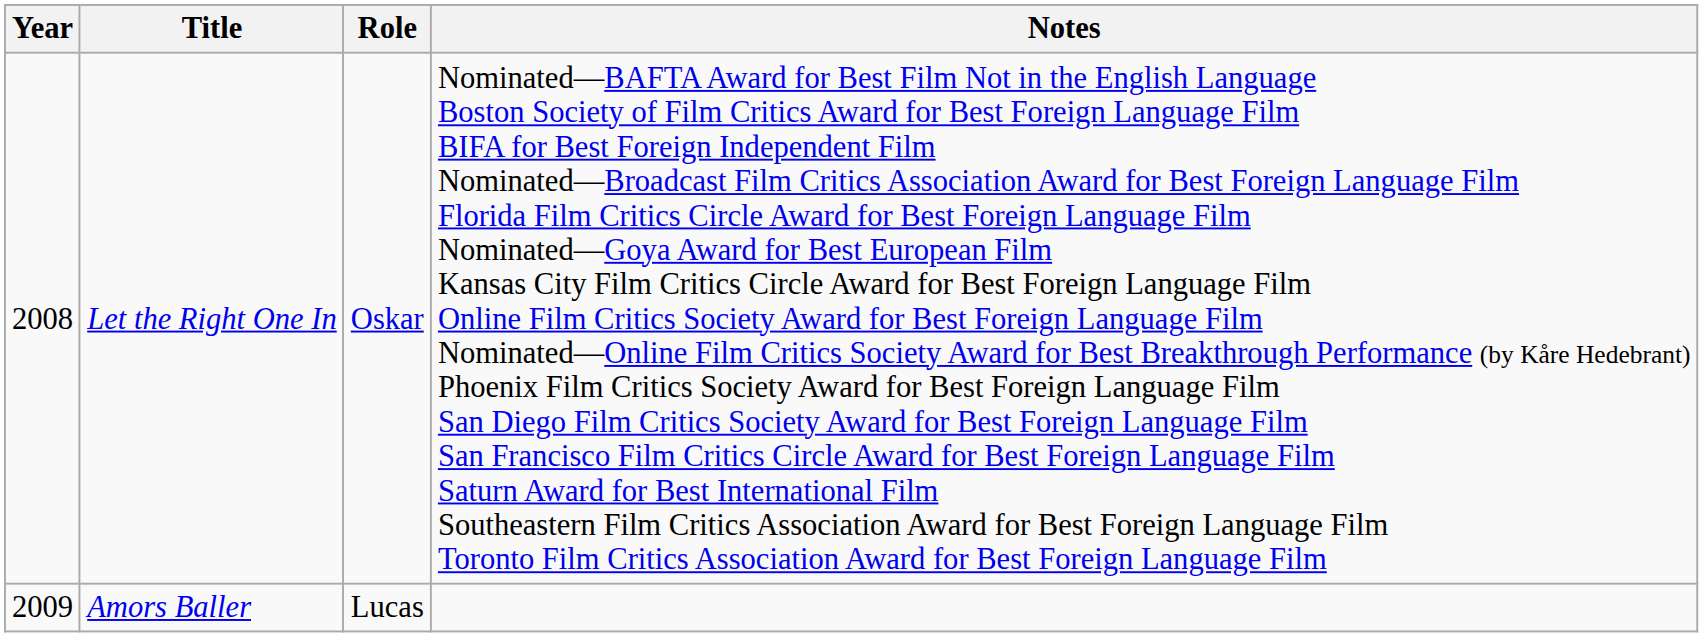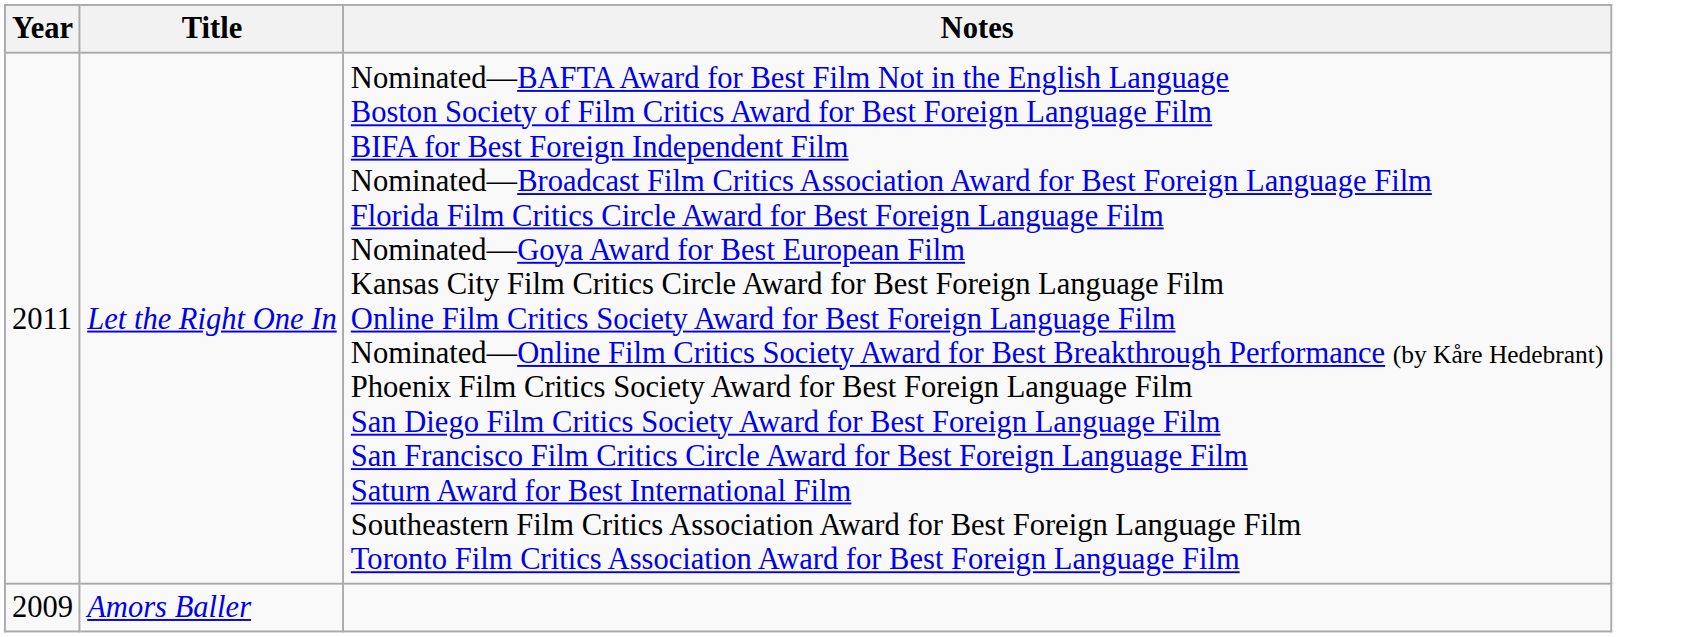- column: (387, 28)
(43, 317) 2008 -> (42, 317) 2011
